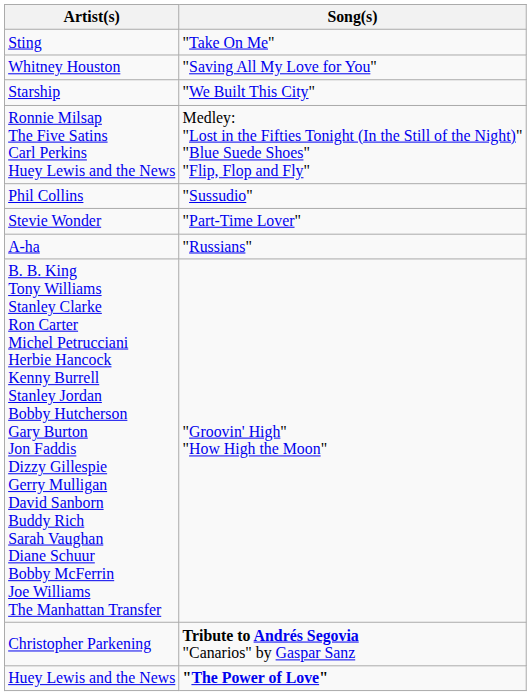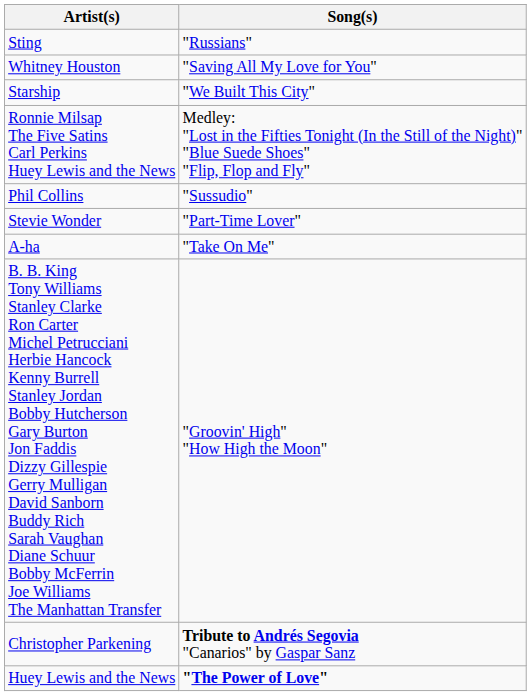(229, 42) "Take On Me" -> (217, 42) "Russians"
(217, 246) "Russians" -> (229, 246) "Take On Me"
